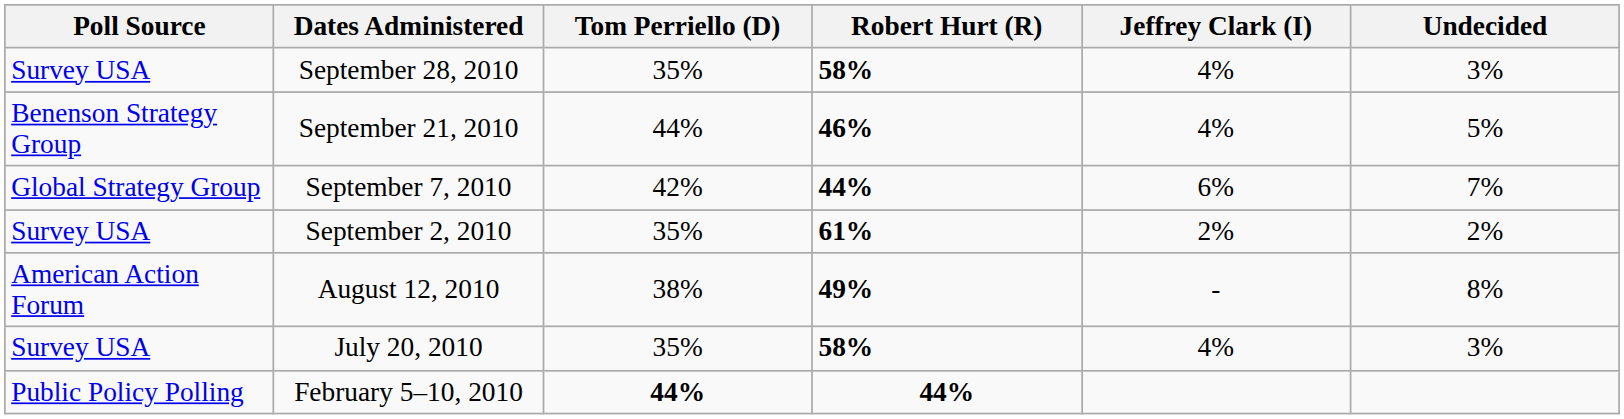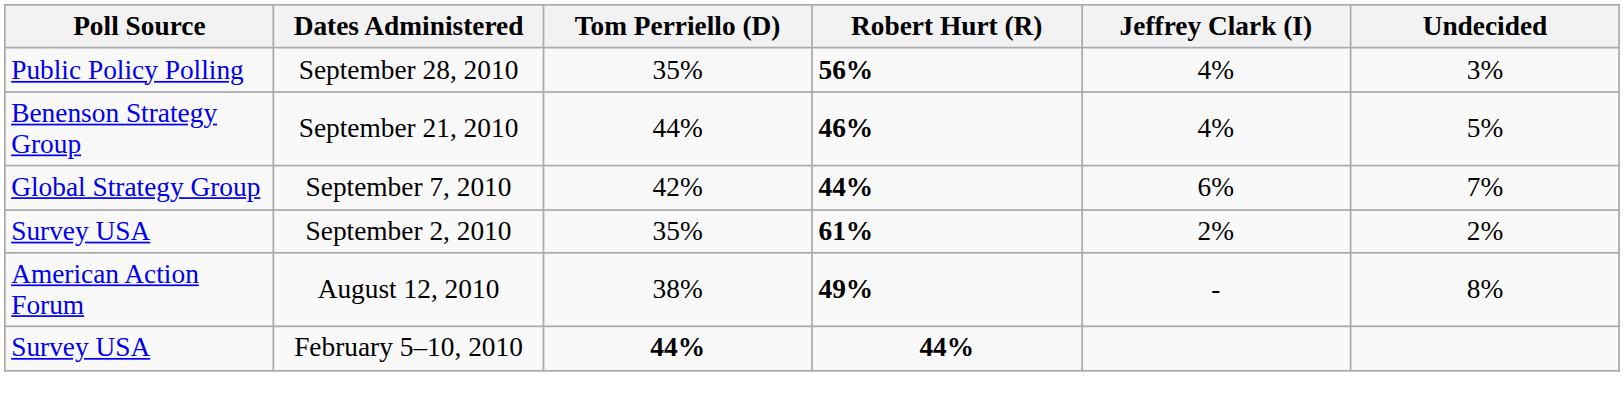(81, 69) Survey USA -> (127, 69) Public Policy Polling
(846, 69) 58% -> (846, 69) 56%
- row: (409, 348)
(127, 391) Public Policy Polling -> (81, 348) Survey USA
